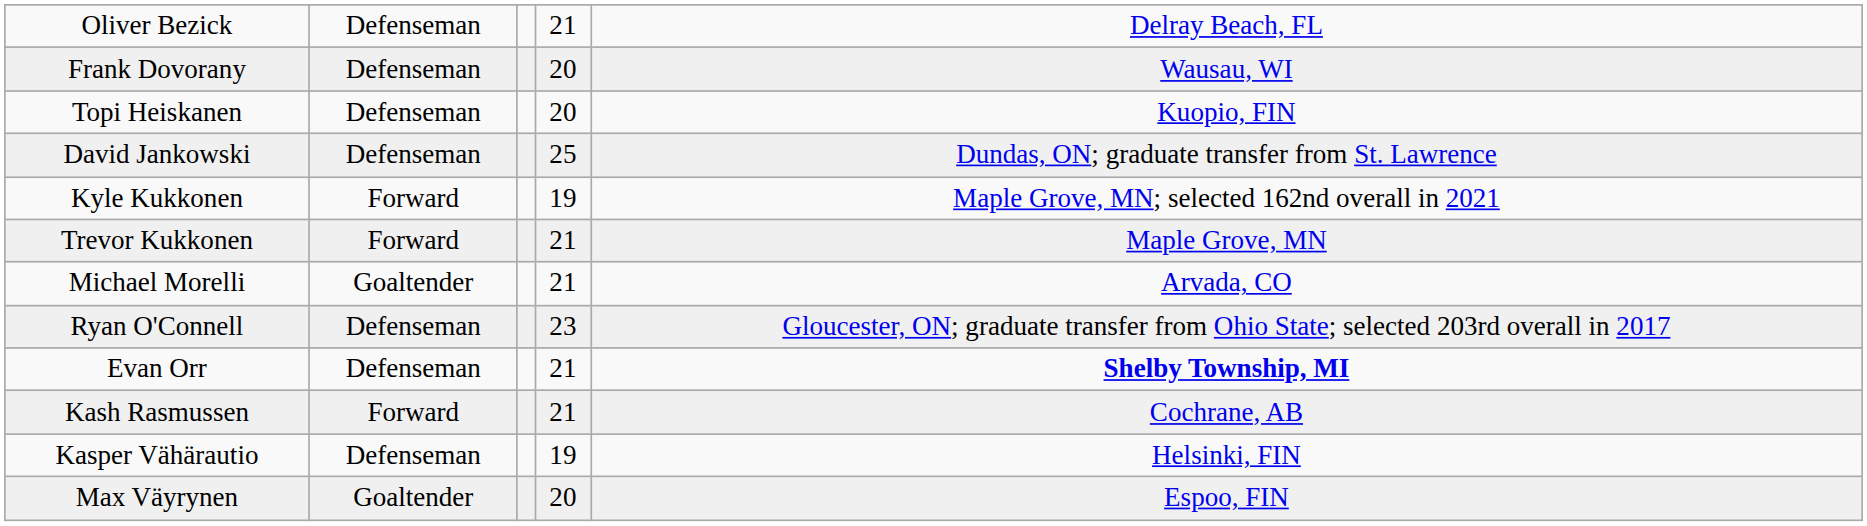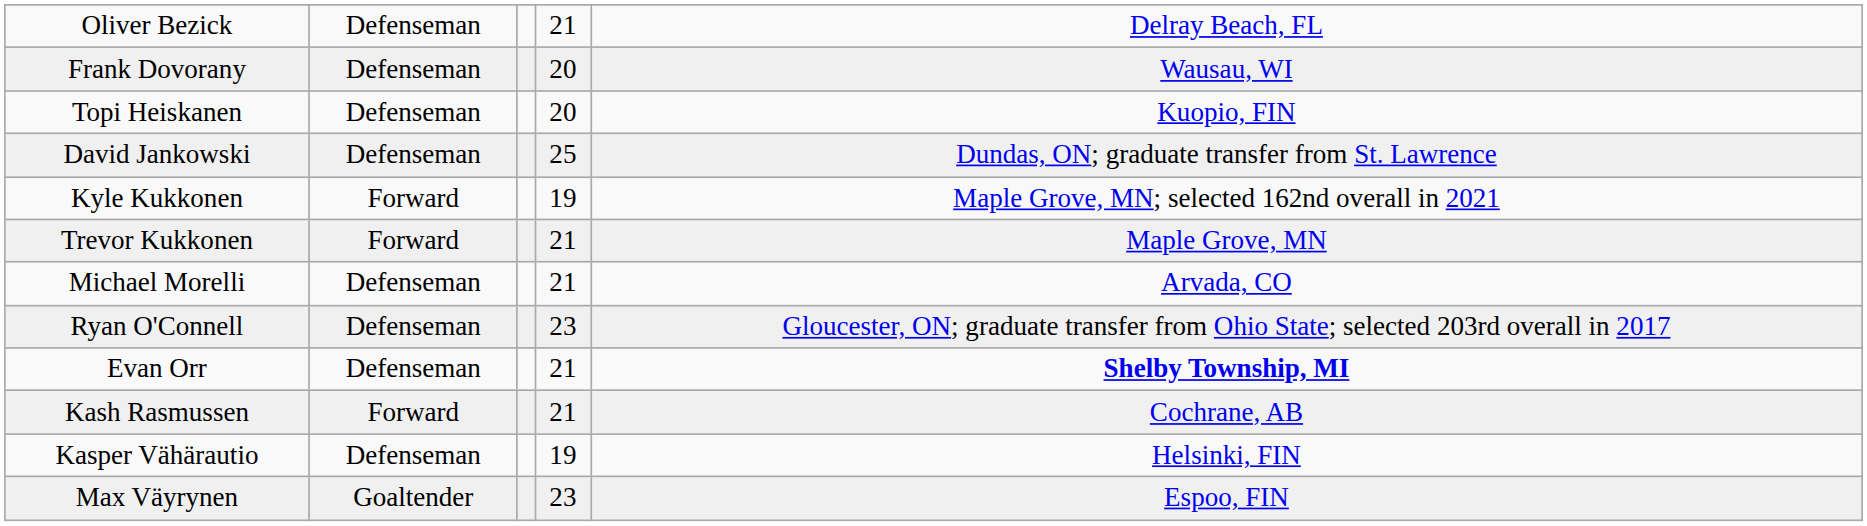(413, 283) Goaltender -> (413, 283) Defenseman
(563, 497) 20 -> (563, 497) 23
